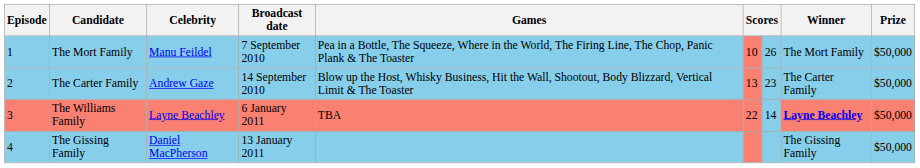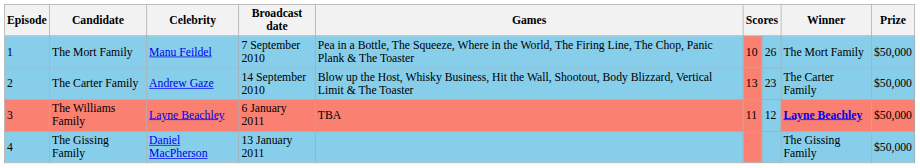(752, 115) 22 -> (751, 115) 11
(771, 115) 14 -> (771, 115) 12
